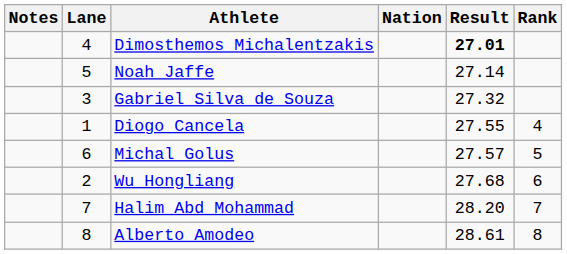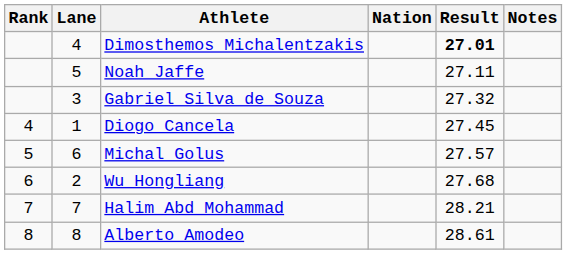columns swapped: (538, 18) <-> (34, 18)
(480, 72) 27.14 -> (470, 72) 27.11
(480, 127) 27.55 -> (470, 127) 27.45
(480, 208) 28.20 -> (470, 208) 28.21
